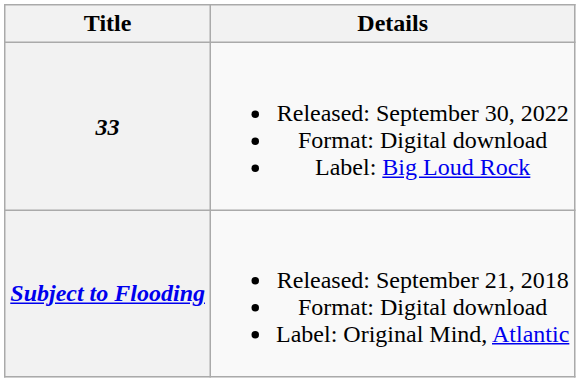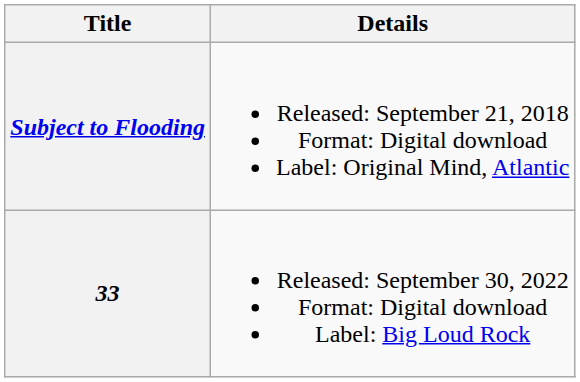rows swapped: (108, 293) <-> (108, 126)
